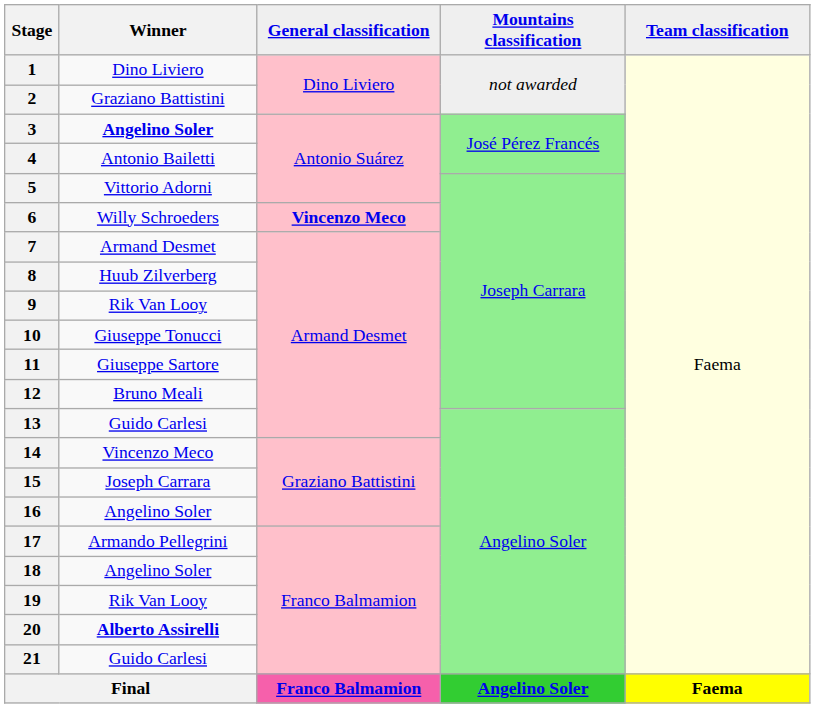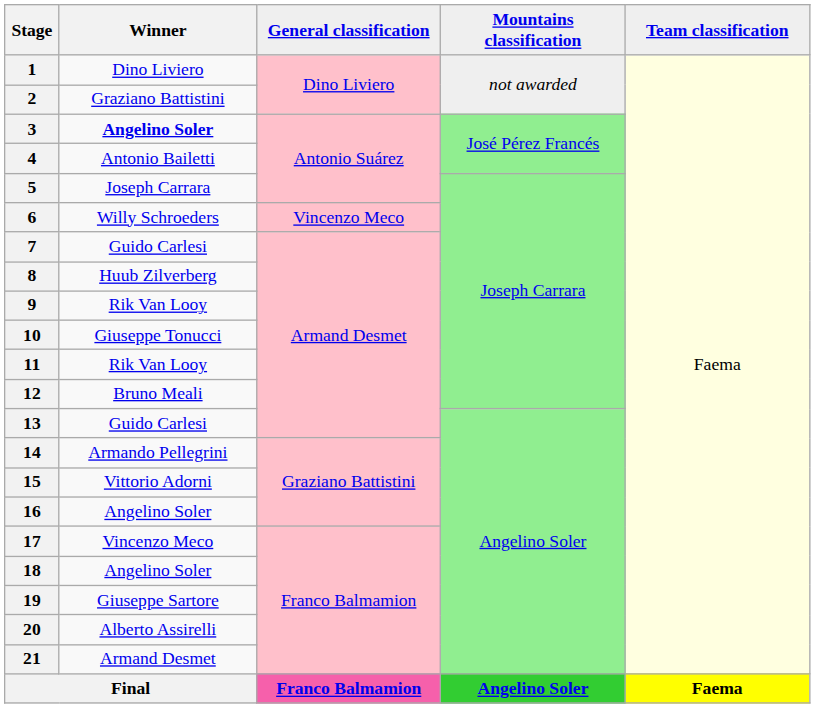(158, 187) Vittorio Adorni -> (158, 187) Joseph Carrara
(349, 217) bold -> (349, 217) normal
(158, 246) Armand Desmet -> (158, 246) Guido Carlesi
(158, 364) Giuseppe Sartore -> (158, 364) Rik Van Looy
(158, 453) Vincenzo Meco -> (158, 453) Armando Pellegrini
(158, 482) Joseph Carrara -> (158, 482) Vittorio Adorni
(158, 541) Armando Pellegrini -> (158, 541) Vincenzo Meco
(158, 600) Rik Van Looy -> (158, 600) Giuseppe Sartore
(158, 629) bold -> (158, 629) normal
(158, 659) Guido Carlesi -> (158, 659) Armand Desmet
